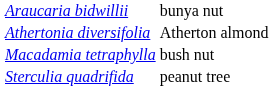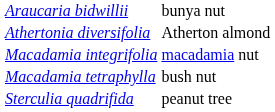+ row: (81, 54)
